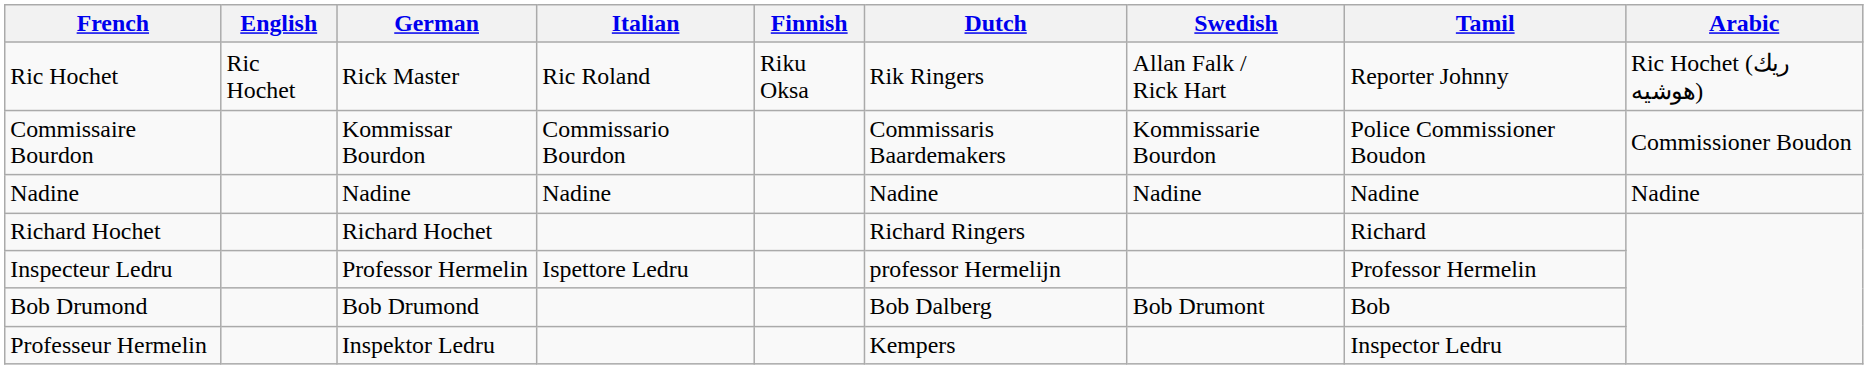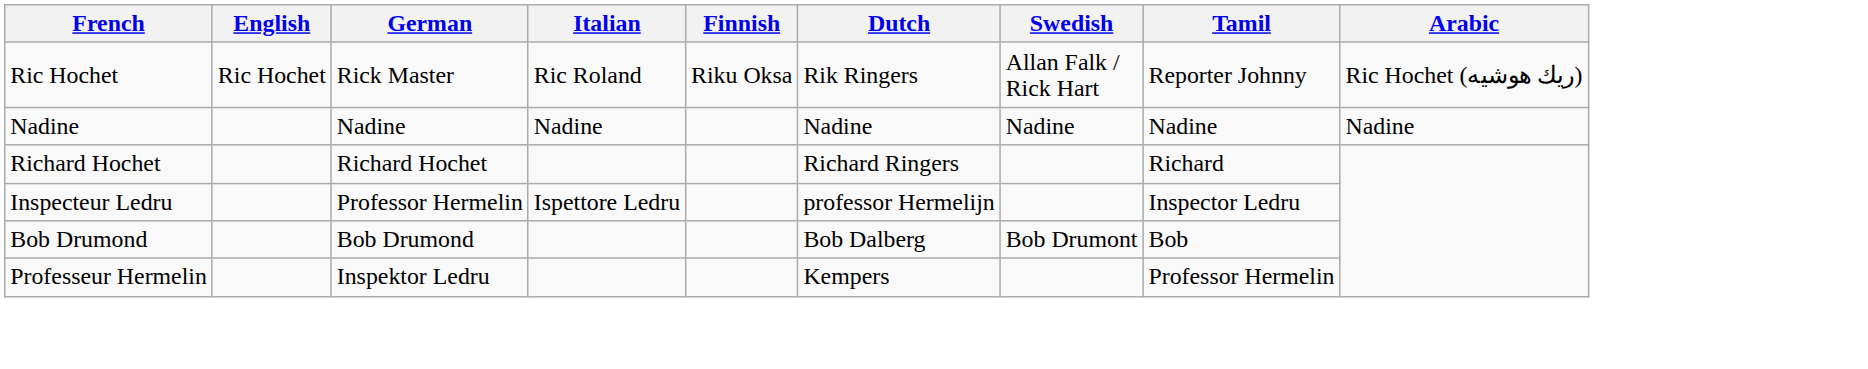- row: (73, 142)
(1443, 269) Professor Hermelin -> (1224, 201) Inspector Ledru
(1426, 344) Inspector Ledru -> (1242, 277) Professor Hermelin
